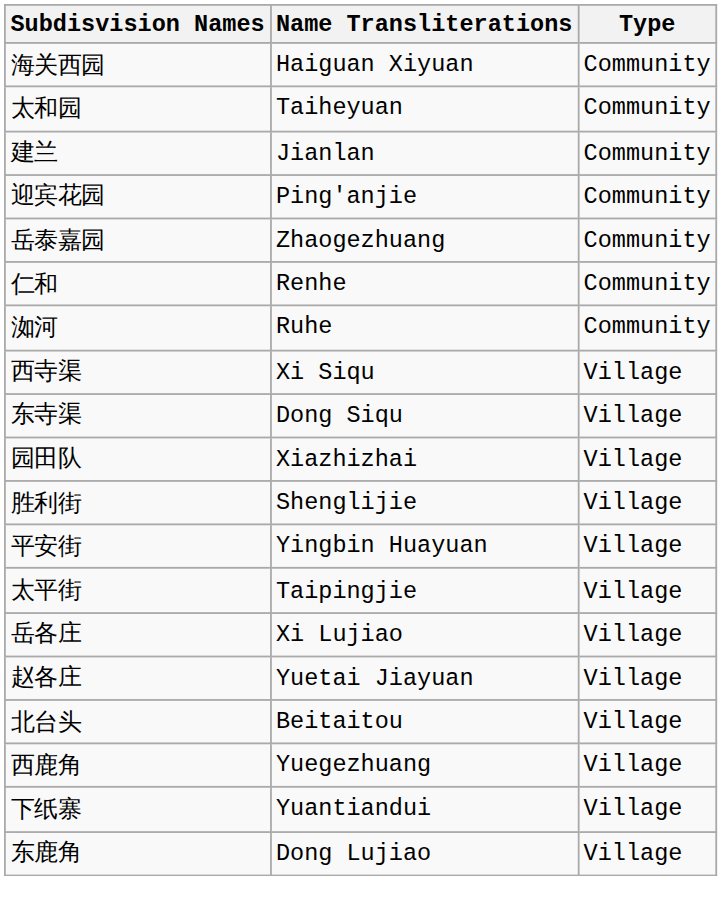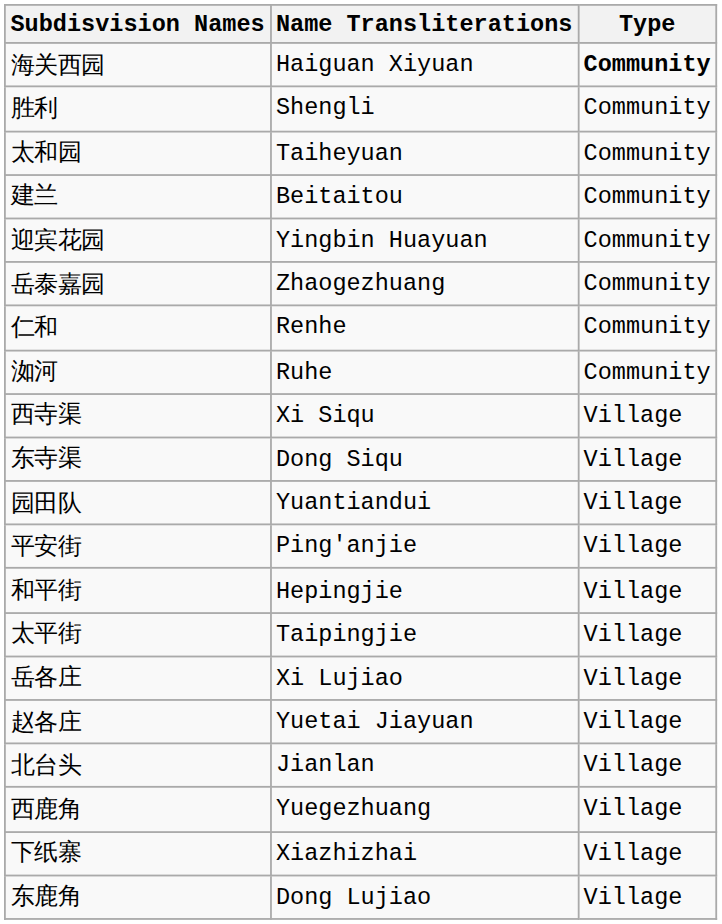(647, 65) normal -> (647, 65) bold
+ row: (34, 110)
(325, 153) Jianlan -> (339, 196) Beitaitou
(347, 196) Ping'anjie -> (382, 240) Yingbin Huayuan
(347, 459) Xiazhizhai -> (354, 503) Yuantiandui
- row: (46, 504)
(382, 547) Yingbin Huayuan -> (347, 547) Ping'anjie
+ row: (46, 591)
(339, 722) Beitaitou -> (325, 766) Jianlan
(354, 809) Yuantiandui -> (347, 853) Xiazhizhai
